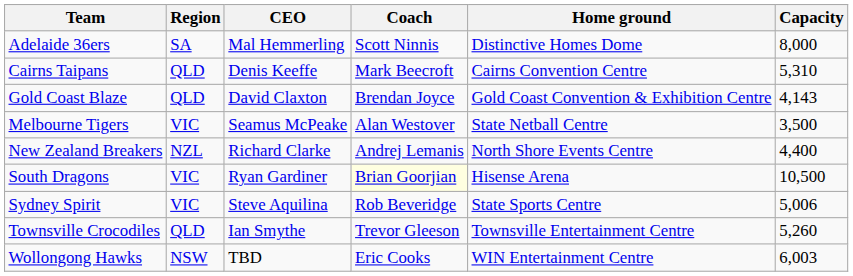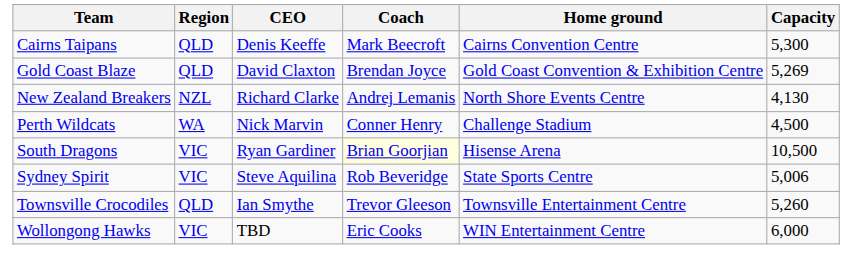- row: (59, 44)
(798, 71) 5,310 -> (790, 44) 5,300
(798, 97) 4,143 -> (790, 71) 5,269
- row: (68, 124)
(798, 151) 4,400 -> (790, 97) 4,130
+ row: (66, 124)
(189, 257) NSW -> (193, 230) VIC
(798, 257) 6,003 -> (790, 230) 6,000
